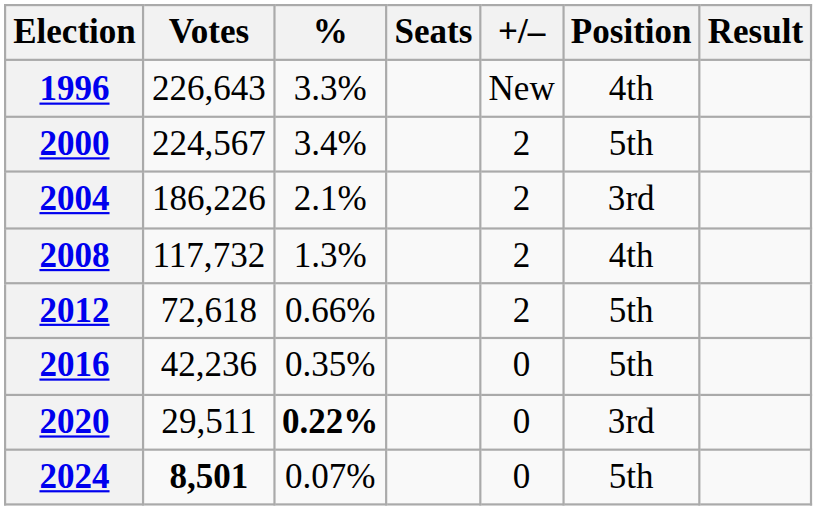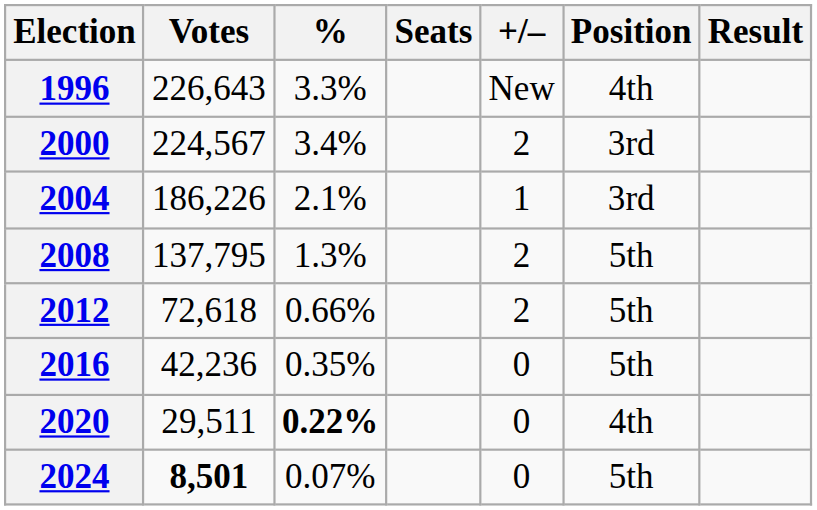(631, 143) 5th -> (631, 143) 3rd
(522, 198) 2 -> (522, 198) 1
(209, 254) 117,732 -> (209, 254) 137,795
(631, 254) 4th -> (631, 254) 5th
(631, 421) 3rd -> (631, 421) 4th
